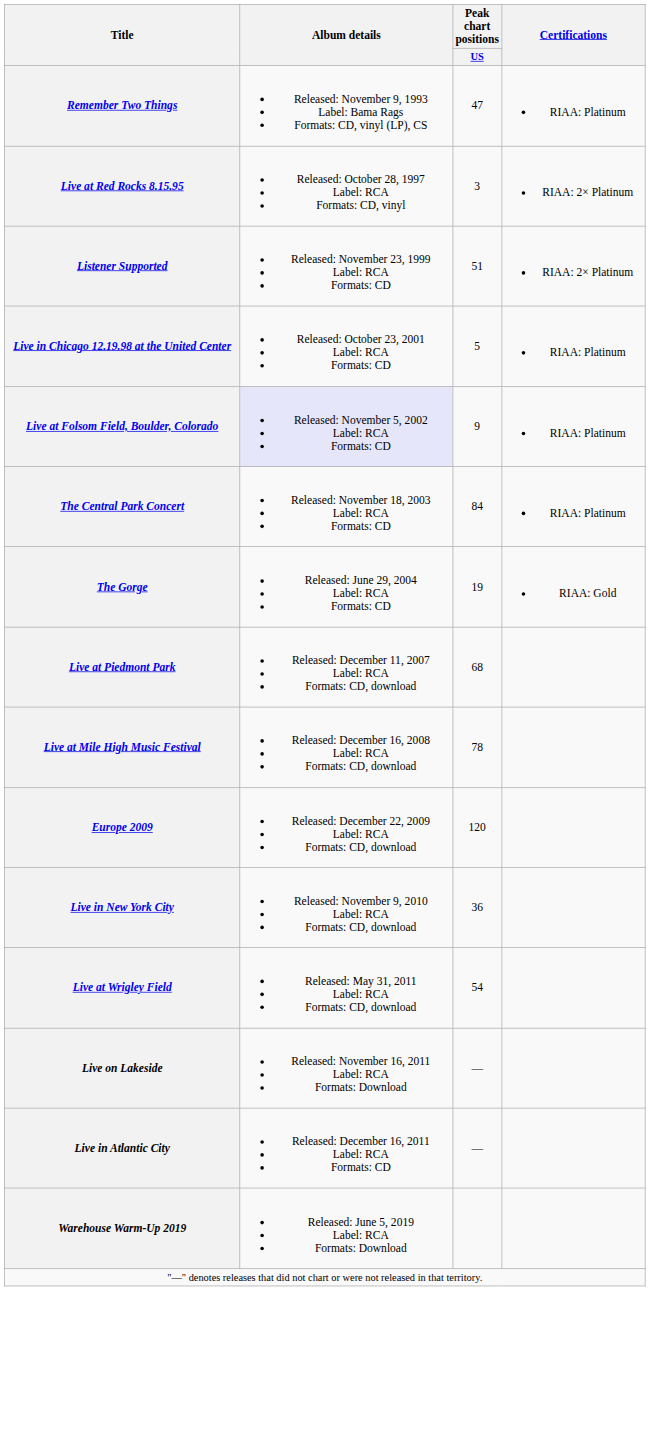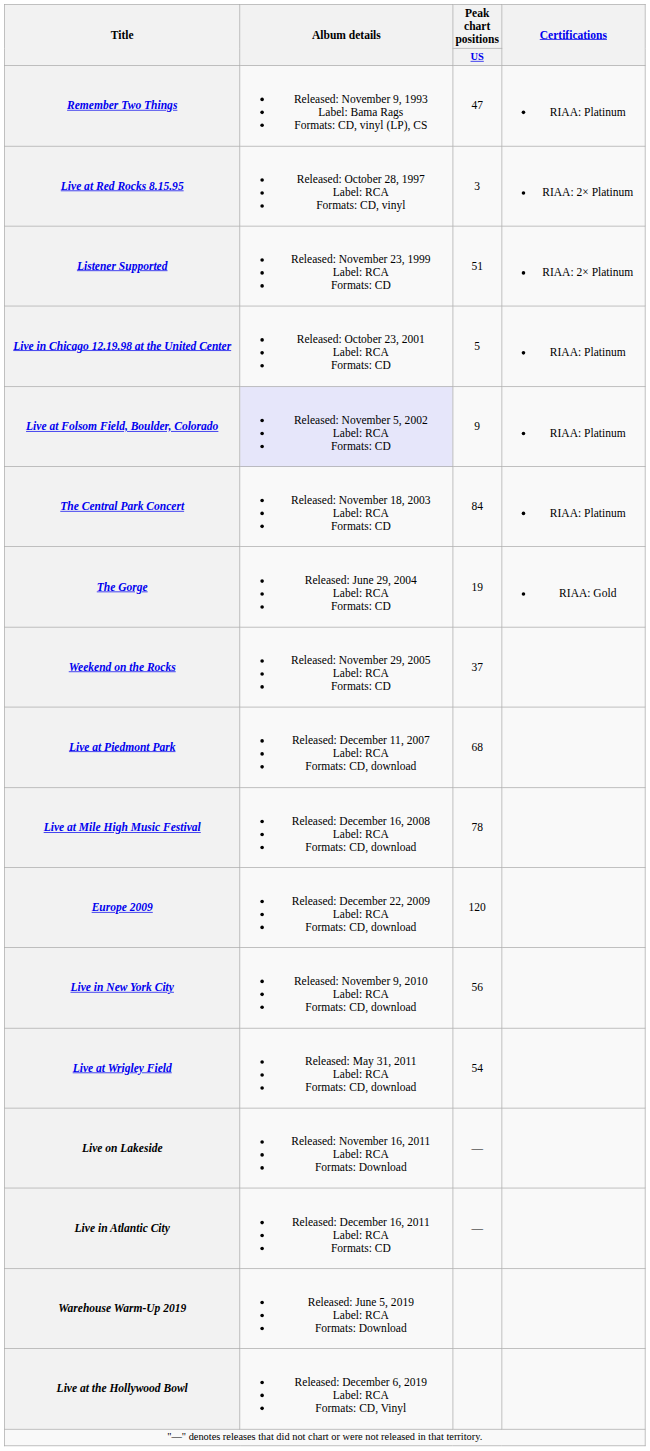+ row: (122, 667)
(477, 907) 36 -> (477, 987) 56
+ row: (122, 1388)
